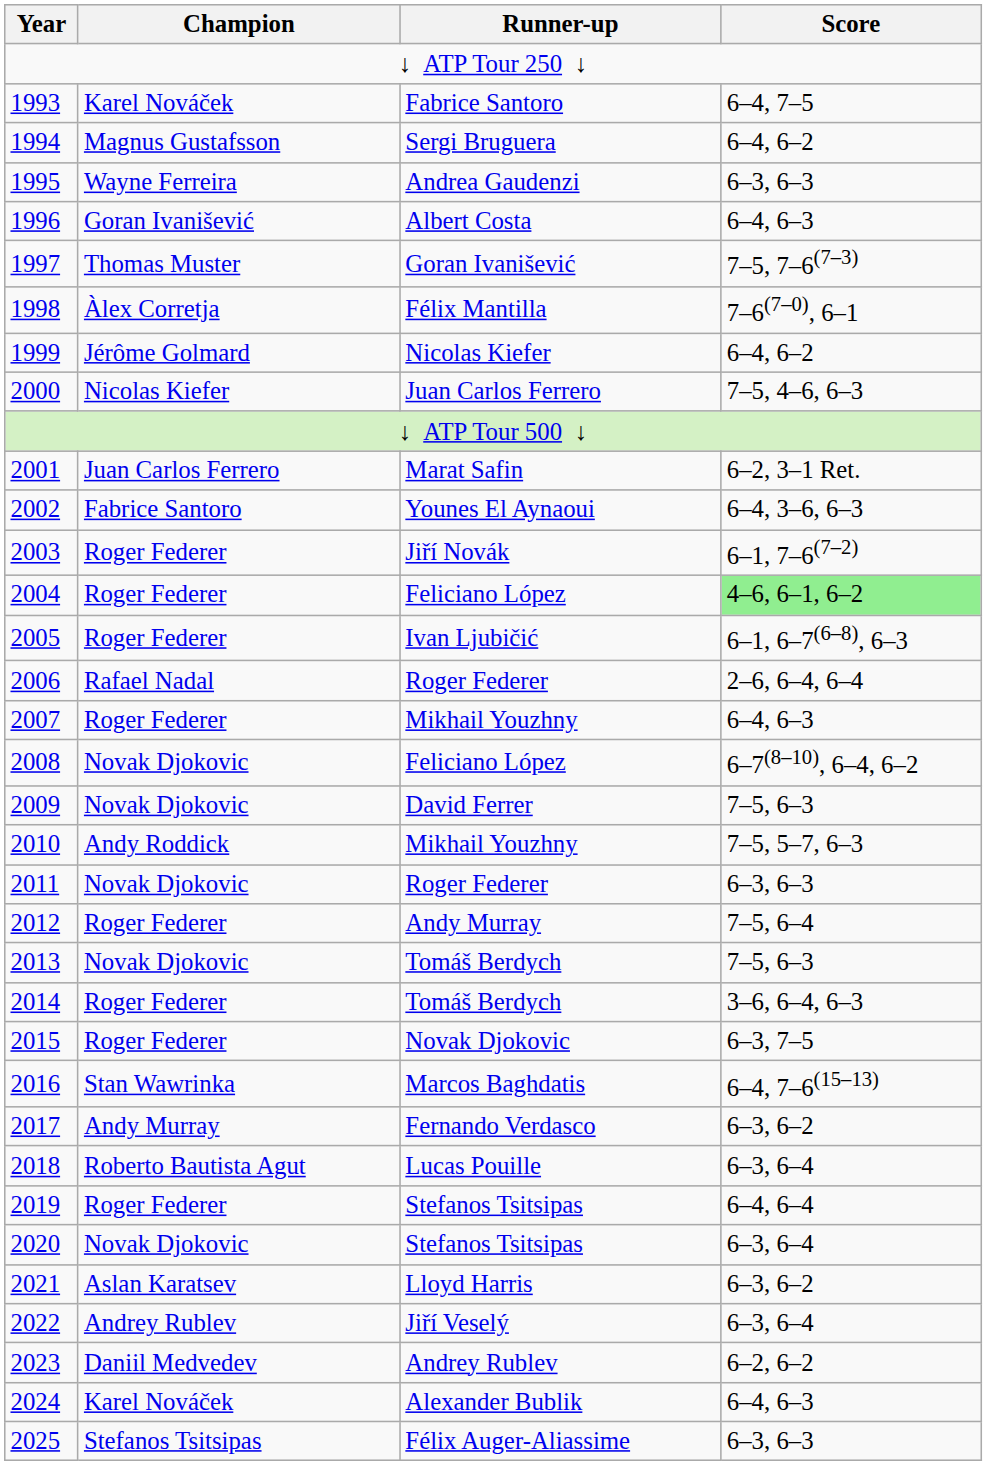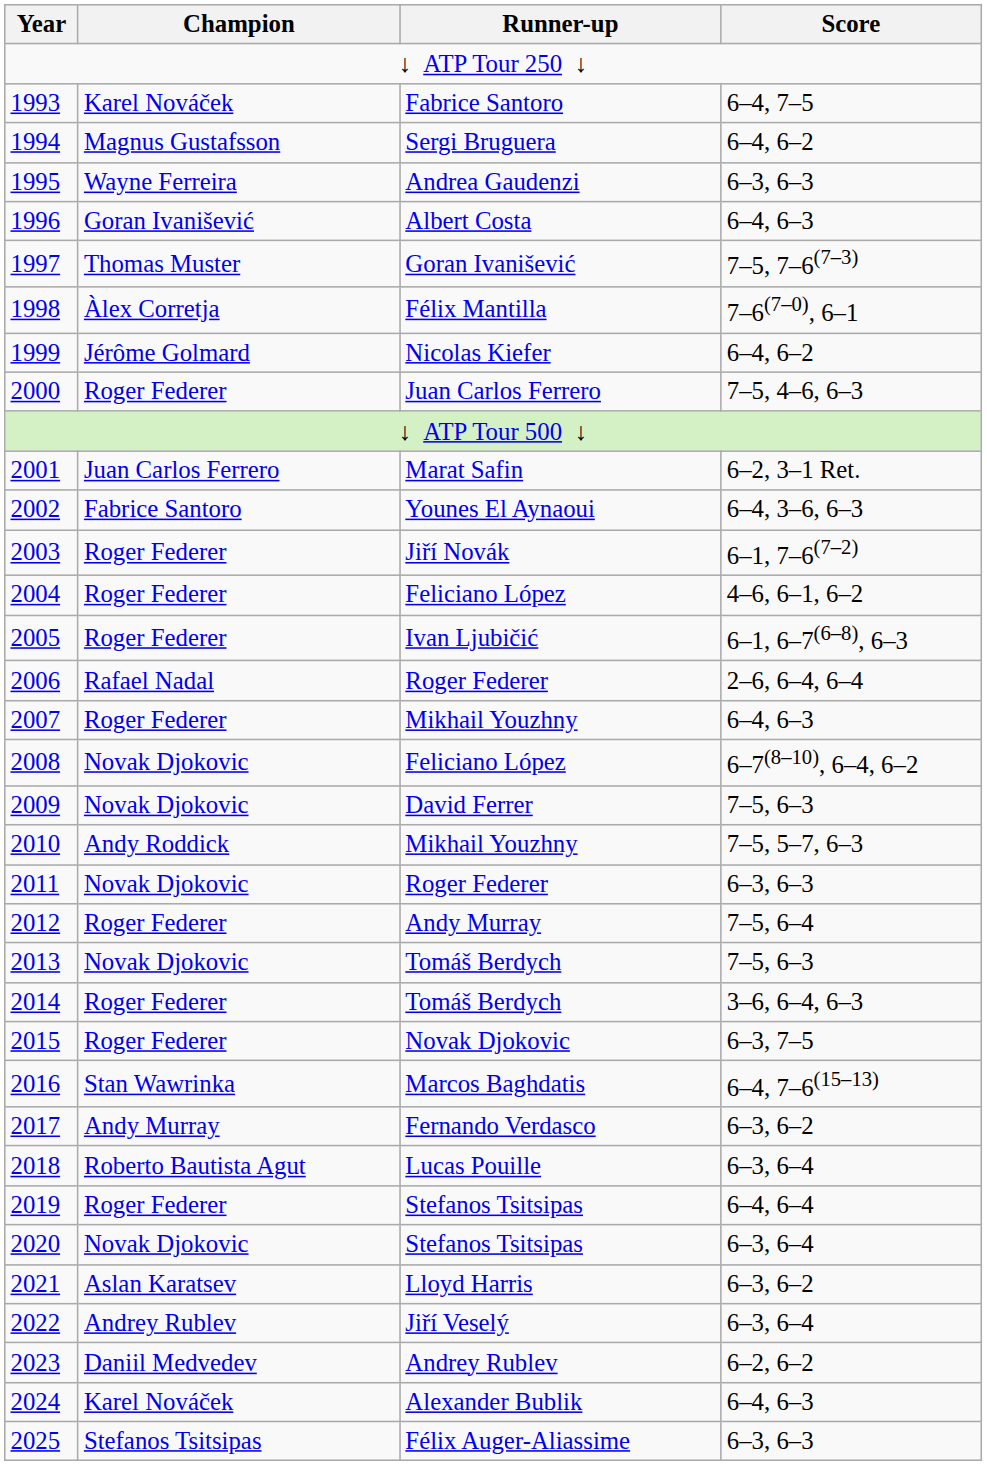(157, 391) Nicolas Kiefer -> (155, 391) Roger Federer
(795, 594) lightgreen background -> (795, 594) no background
